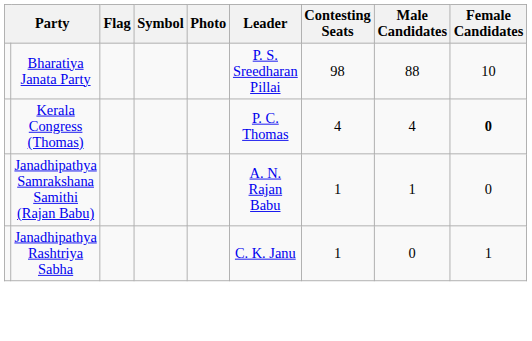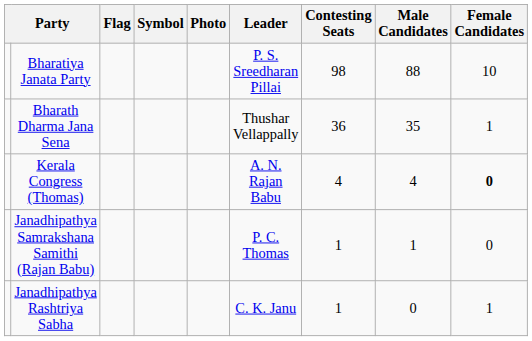+ row: (56, 126)
(265, 126) P. C. Thomas -> (266, 181) A. N. Rajan Babu
(265, 189) A. N. Rajan Babu -> (266, 244) P. C. Thomas
